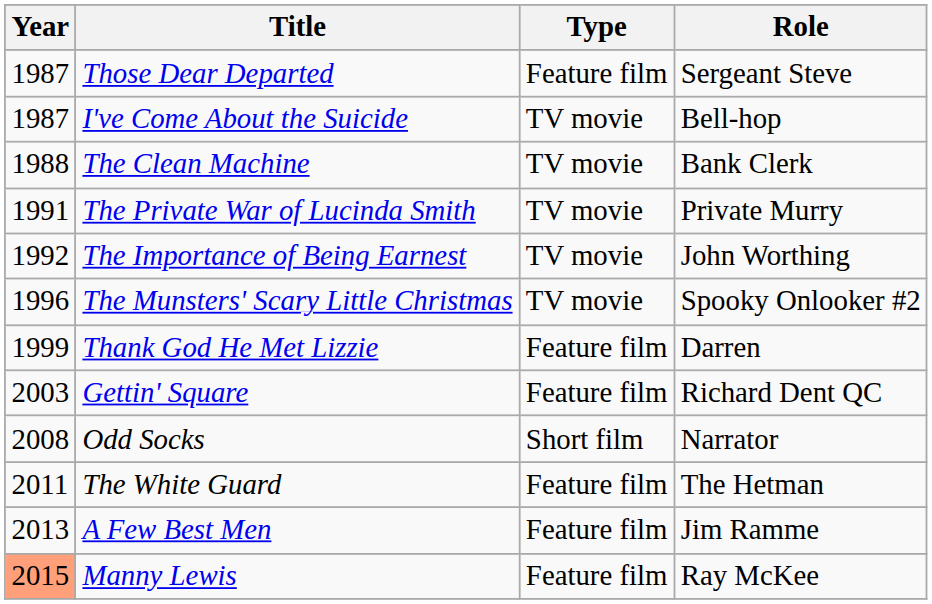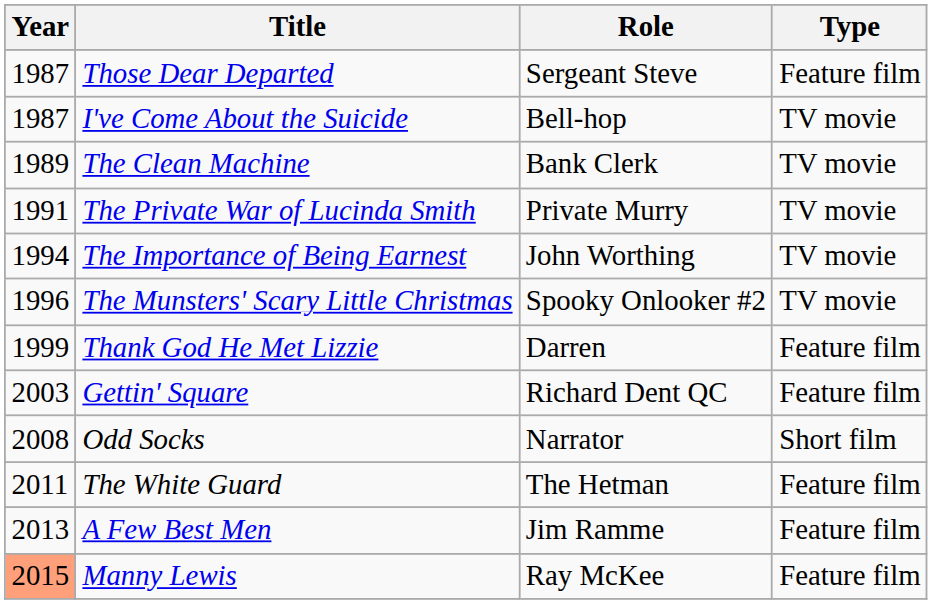columns swapped: (801, 27) <-> (597, 27)
(40, 164) 1988 -> (40, 164) 1989
(40, 255) 1992 -> (40, 255) 1994
